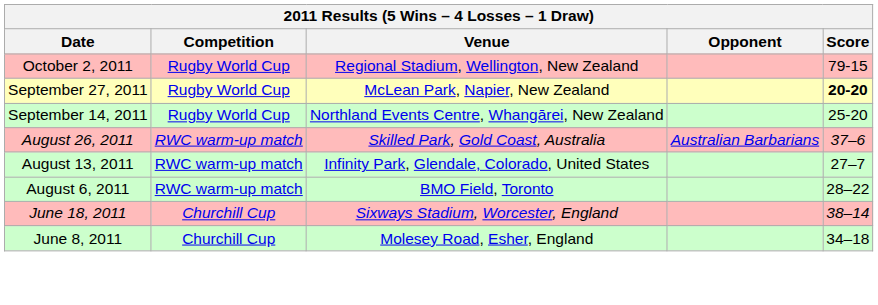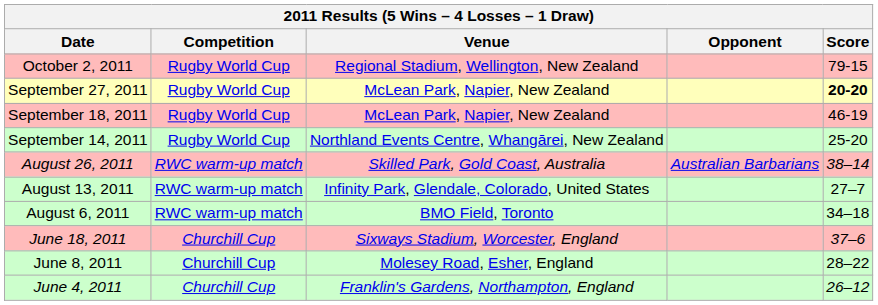+ row: (78, 115)
(848, 139) 37–6 -> (848, 164) 38–14
(848, 189) 28–22 -> (848, 213) 34–18
(848, 213) 38–14 -> (848, 238) 37–6
(848, 238) 34–18 -> (848, 262) 28–22
+ row: (78, 287)
